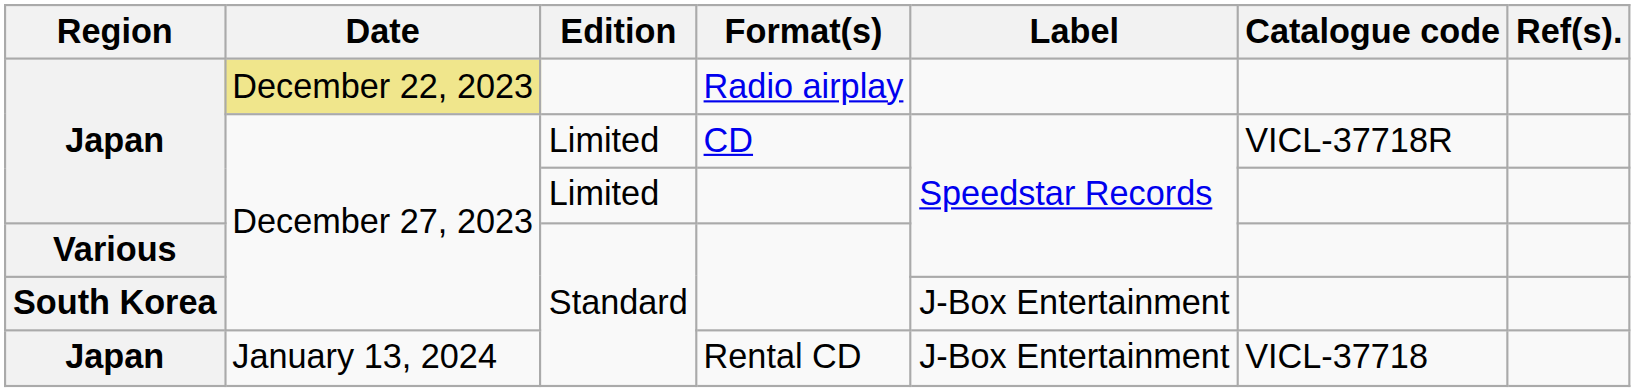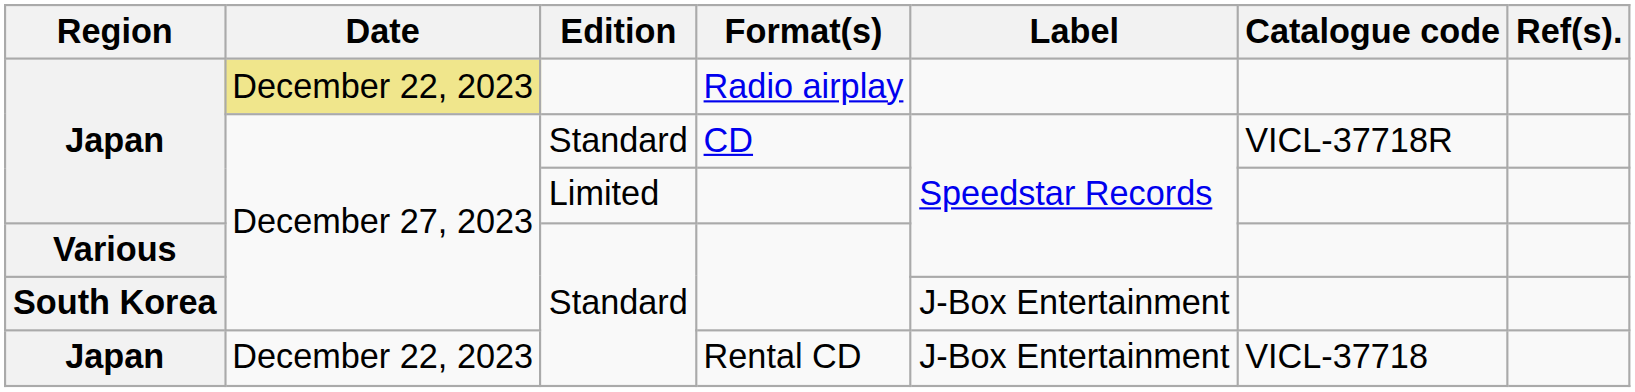(604, 140) Limited -> (618, 140) Standard
(365, 357) January 13, 2024 -> (383, 357) December 22, 2023
